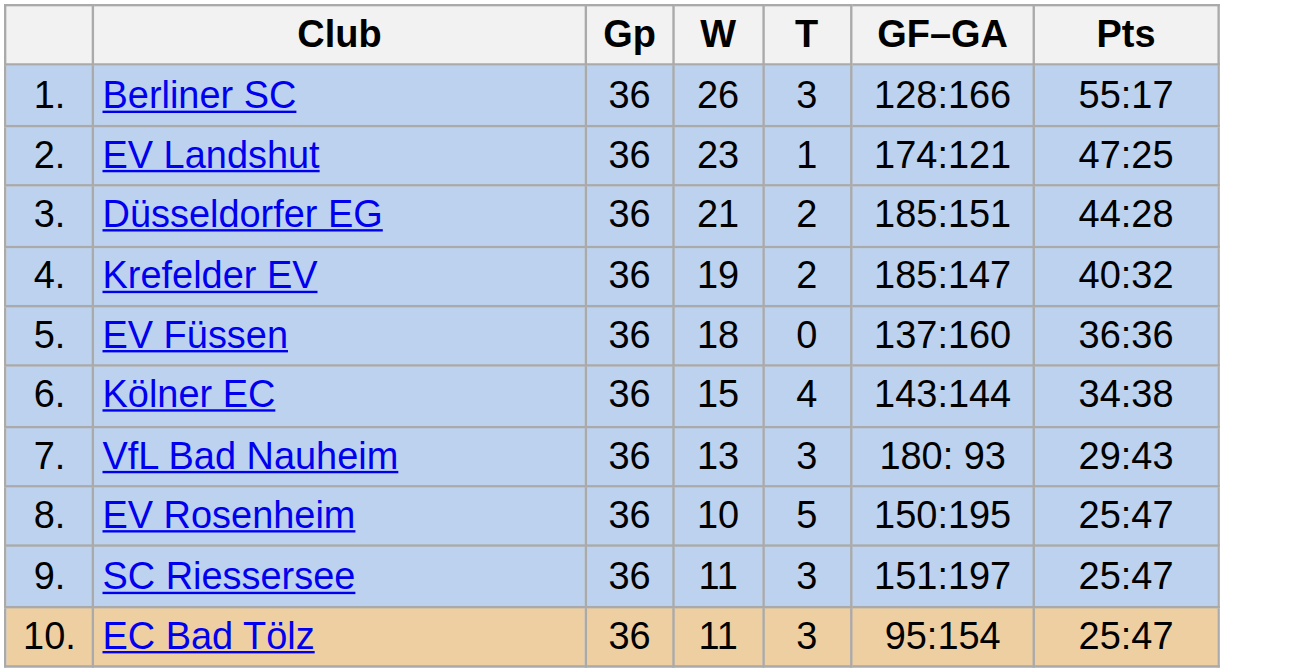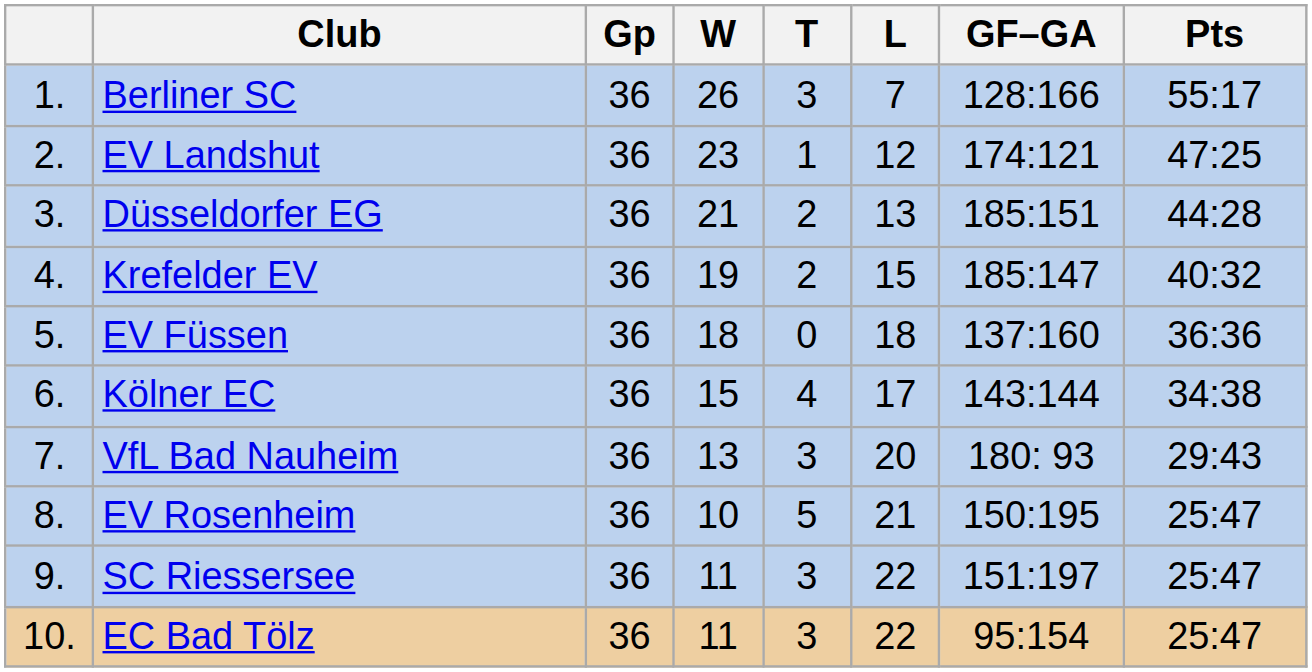+ column: (895, 34)
